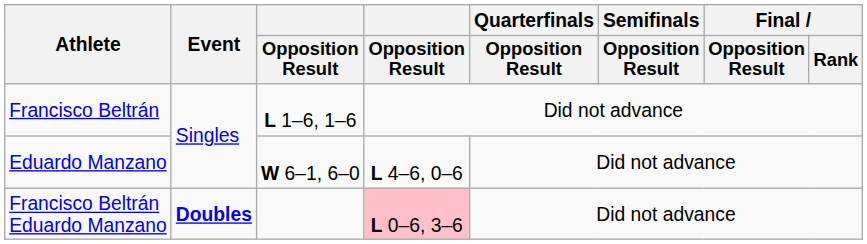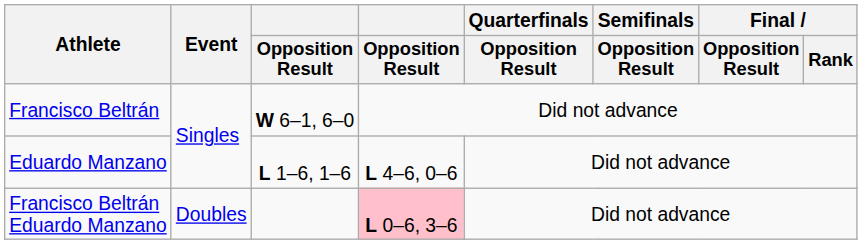(310, 121) L 1–6, 1–6 -> (305, 121) W 6–1, 6–0
(310, 173) W 6–1, 6–0 -> (305, 173) L 1–6, 1–6
(214, 214) bold -> (211, 214) normal
